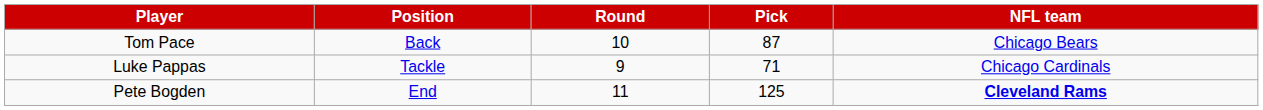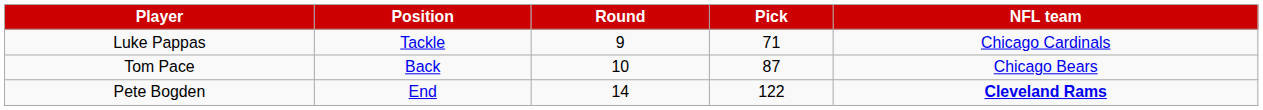rows swapped: (159, 67) <-> (159, 42)
(620, 92) 11 -> (620, 92) 14
(771, 92) 125 -> (771, 92) 122
